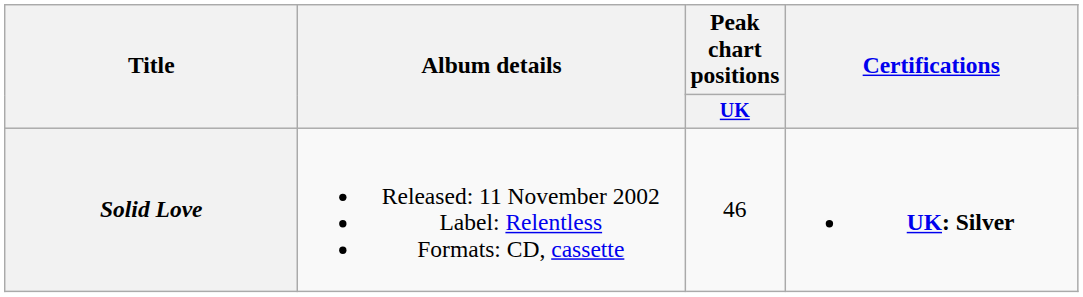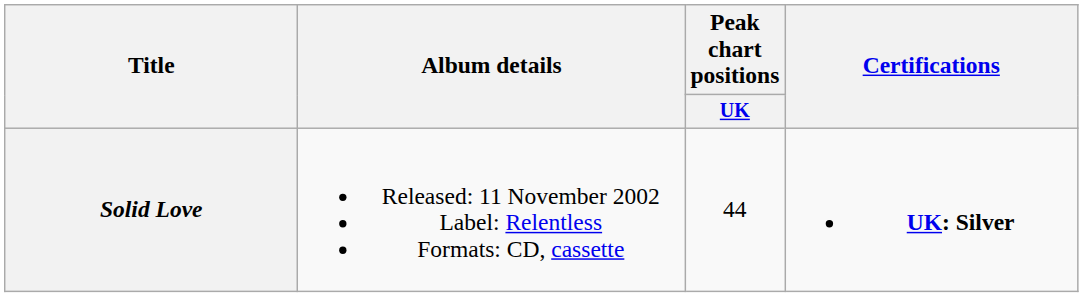(735, 209) 46 -> (735, 209) 44
